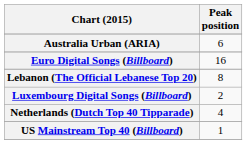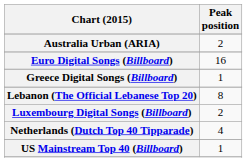(221, 43) 6 -> (221, 43) 2
+ row: (102, 78)
